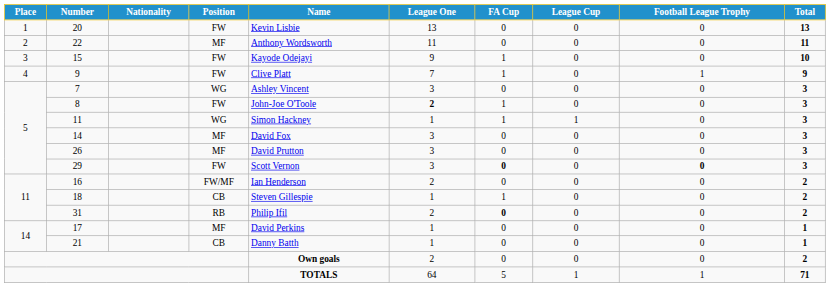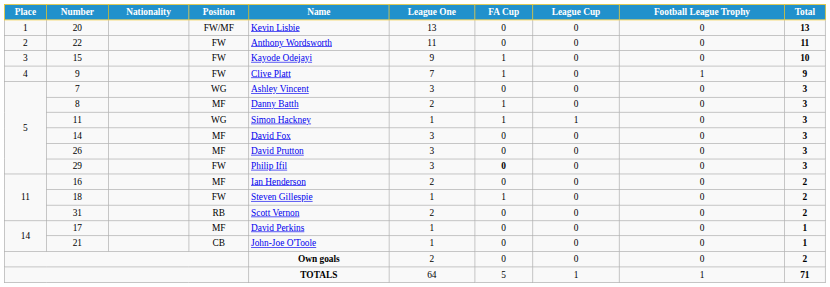(219, 28) FW -> (219, 28) FW/MF
(219, 43) MF -> (219, 43) FW
(219, 105) FW -> (219, 105) MF
(284, 105) John-Joe O'Toole -> (275, 105) Danny Batth
(432, 105) bold -> (432, 105) normal
(275, 166) Scott Vernon -> (269, 166) Philip Ifil
(702, 166) bold -> (702, 166) normal
(219, 182) FW/MF -> (219, 182) MF
(219, 197) CB -> (219, 197) FW
(269, 213) Philip Ifil -> (275, 213) Scott Vernon
(504, 213) bold -> (504, 213) normal
(275, 244) Danny Batth -> (284, 244) John-Joe O'Toole
